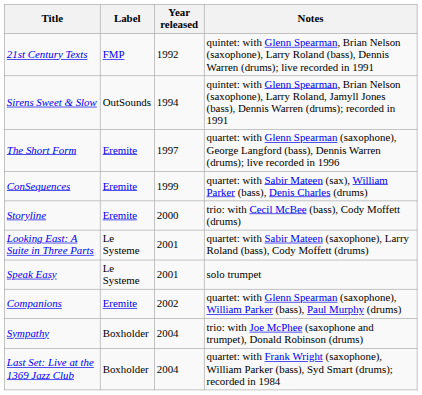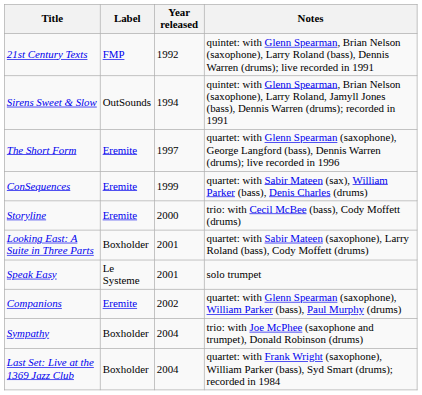(121, 245) Le Systeme -> (126, 245) Boxholder
